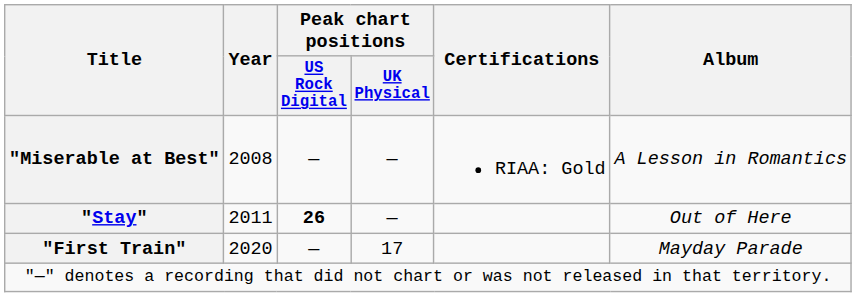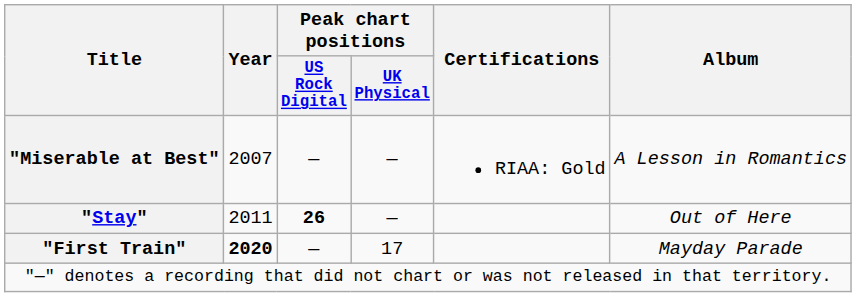(251, 159) 2008 -> (251, 159) 2007
(251, 248) normal -> (251, 248) bold
